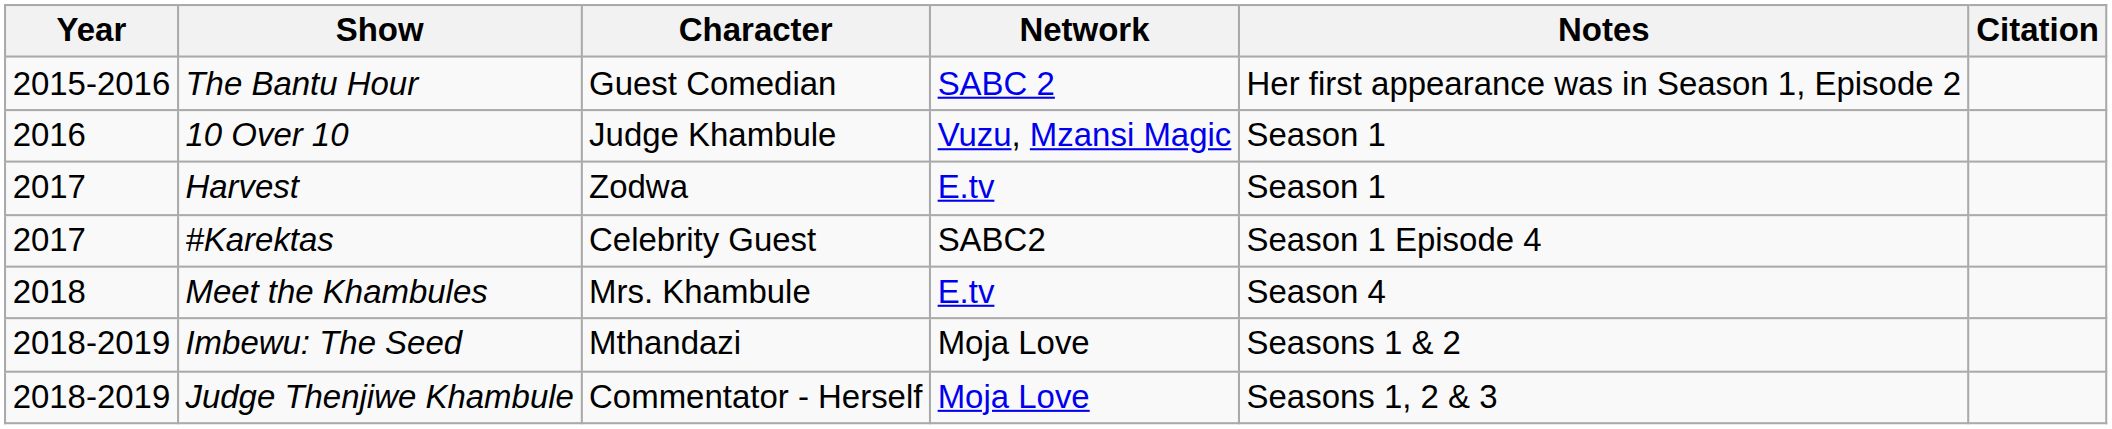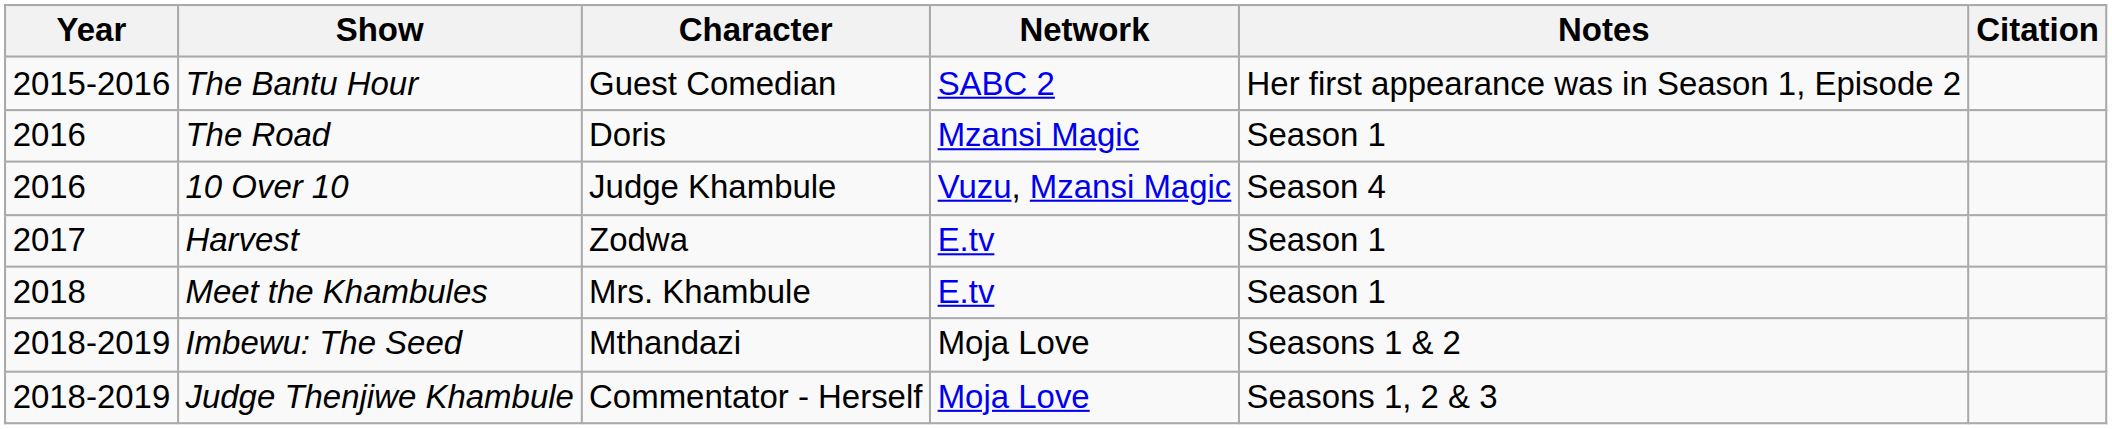+ row: (258, 135)
(1316, 135) Season 1 -> (1316, 187) Season 4
- row: (260, 239)
(1316, 291) Season 4 -> (1316, 291) Season 1
